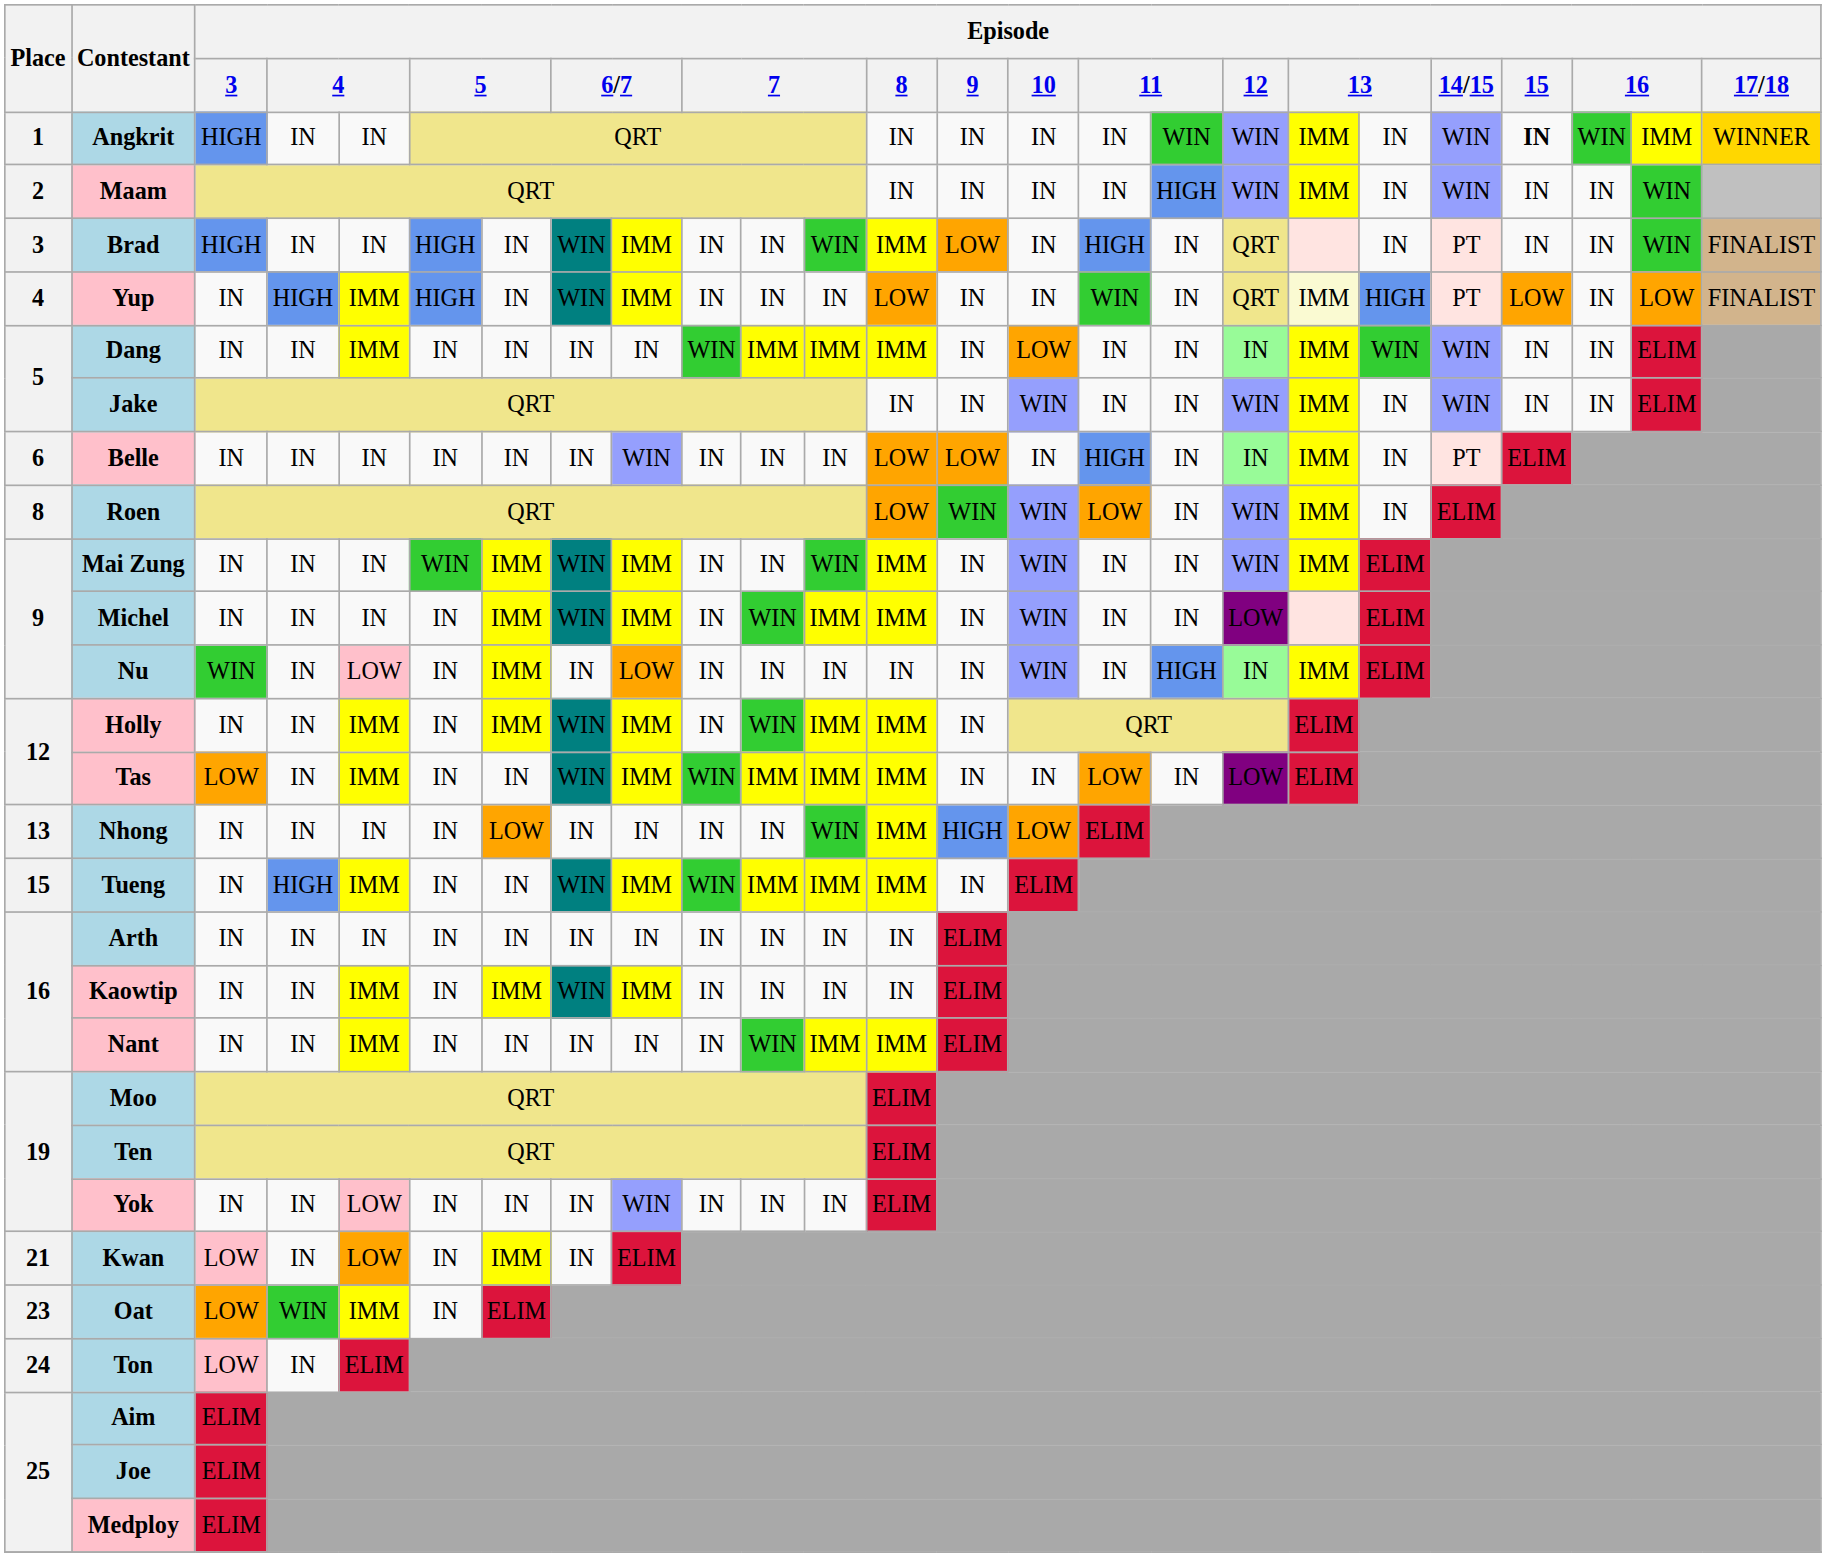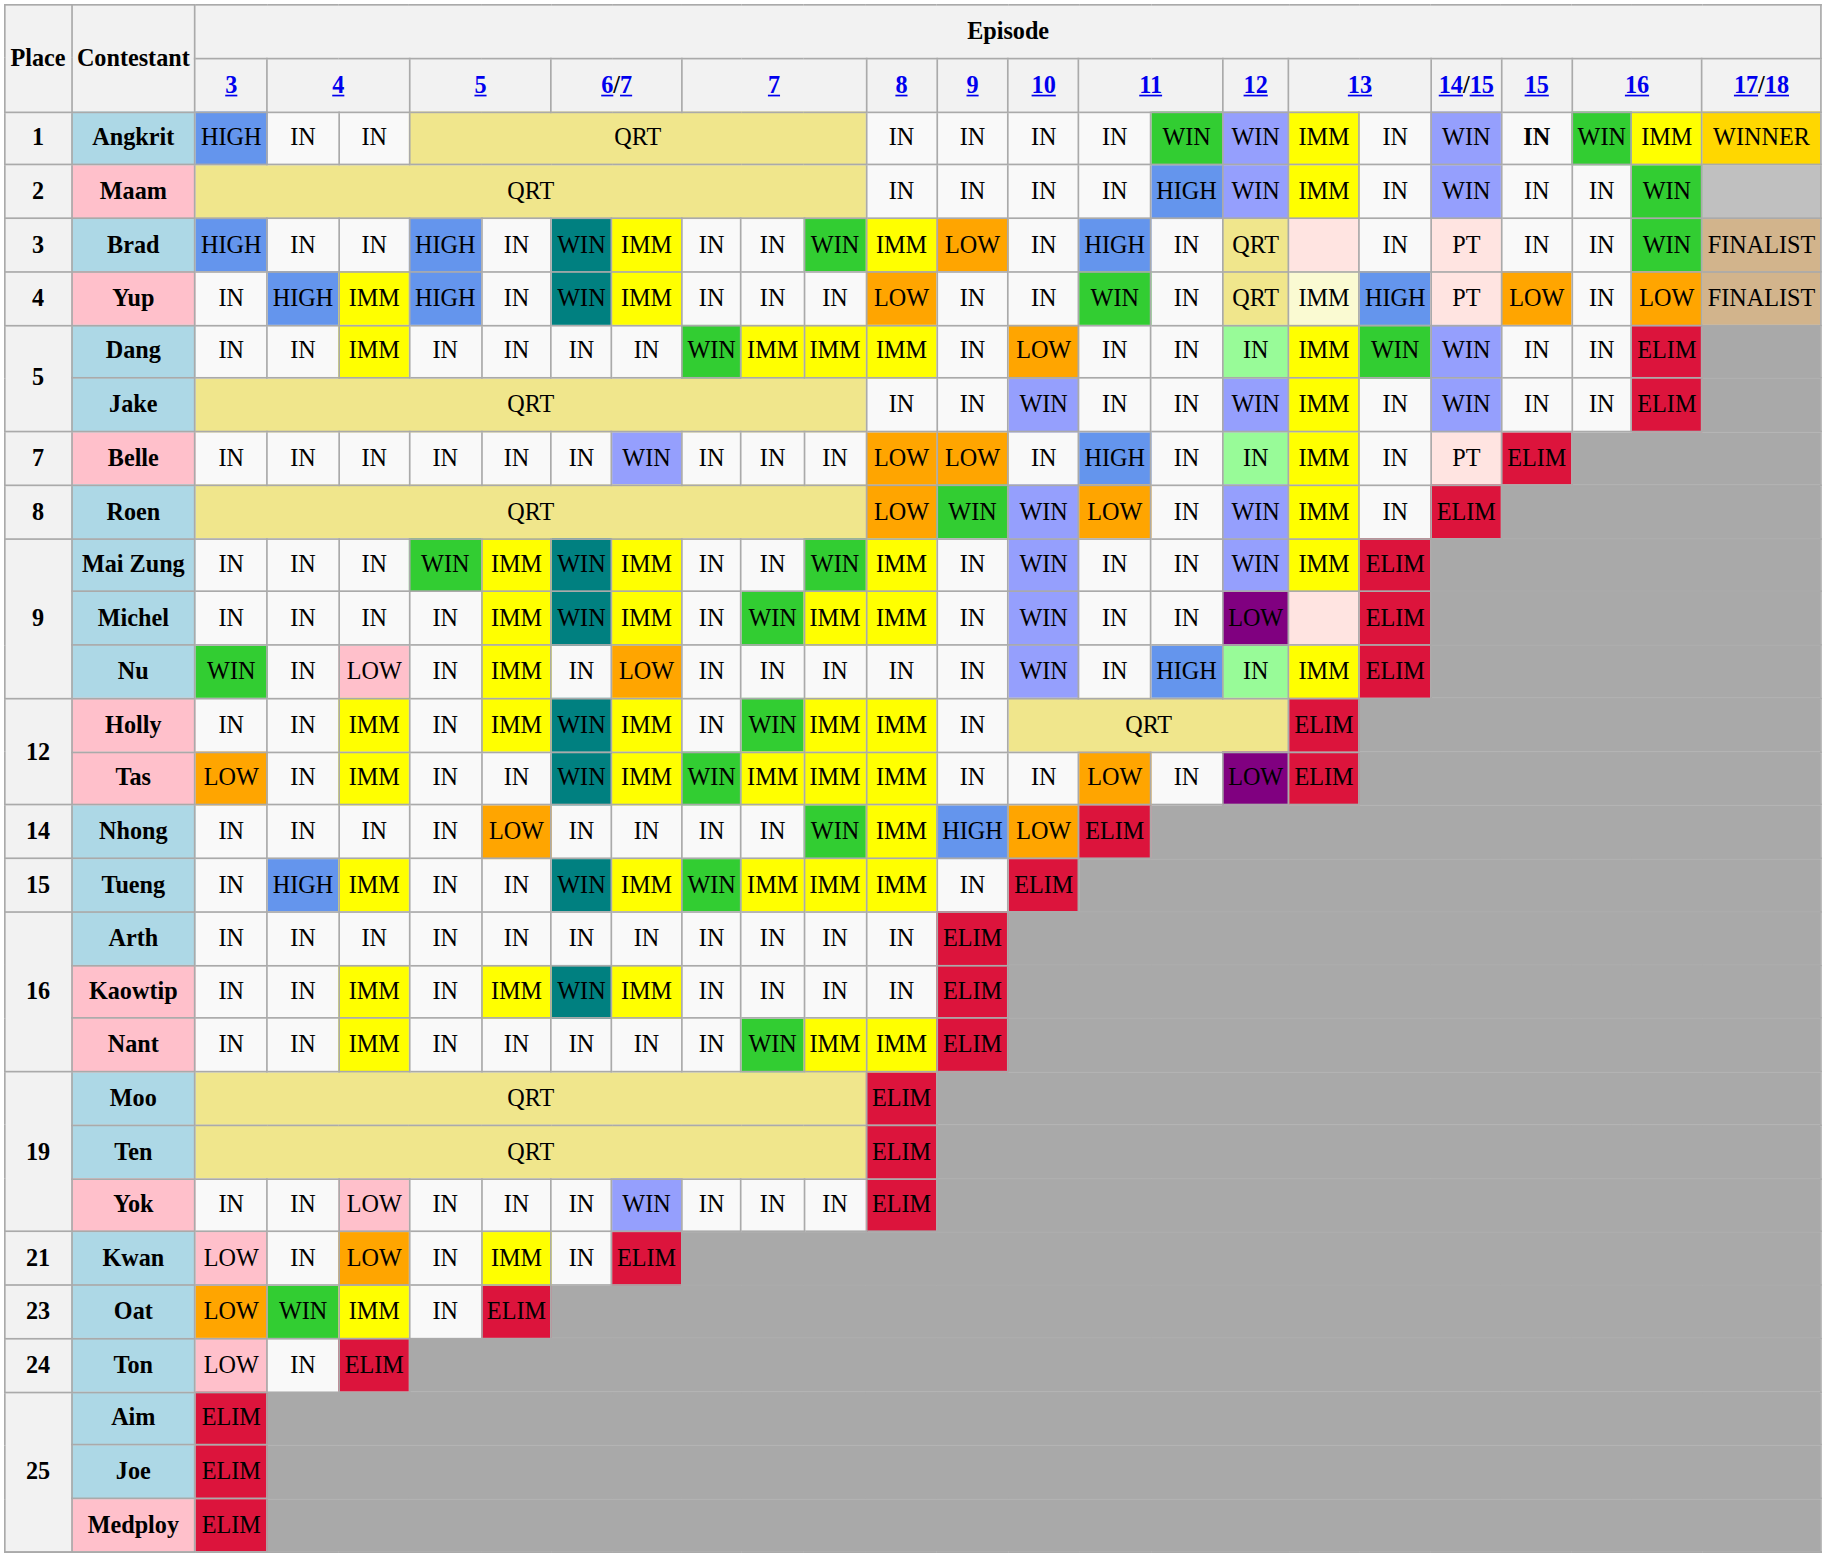(38, 458) 6 -> (38, 458) 7
(38, 831) 13 -> (38, 831) 14
